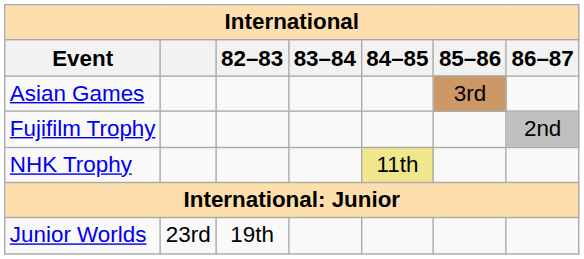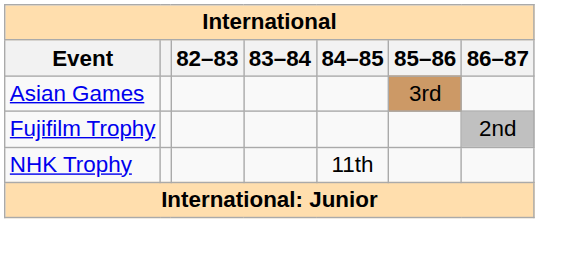(397, 164) khaki background -> (353, 164) no background
- row: (78, 235)
